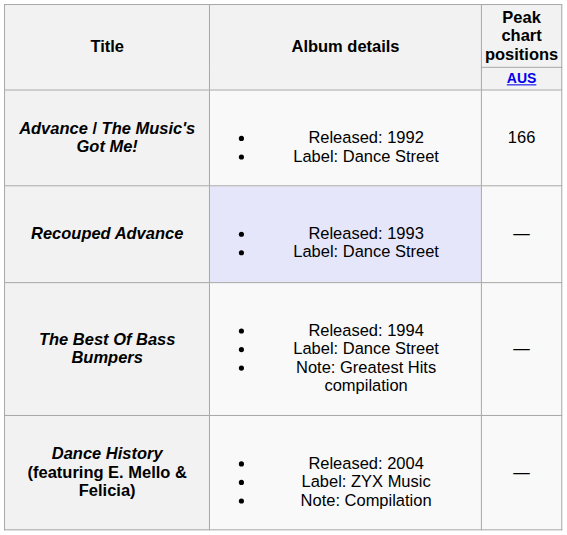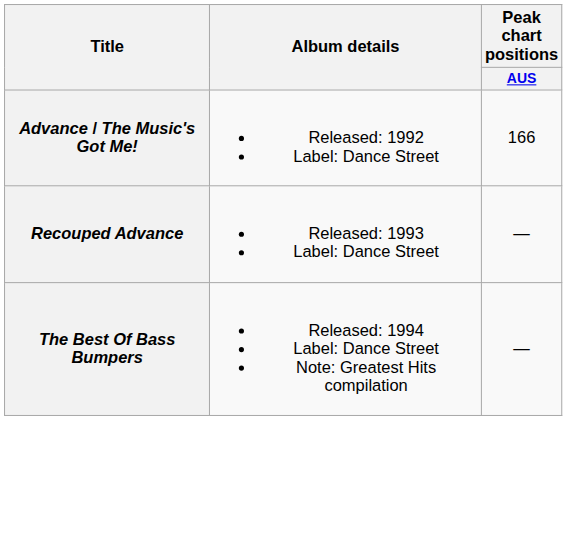(346, 243) lavender background -> (346, 243) no background
- row: (107, 472)
